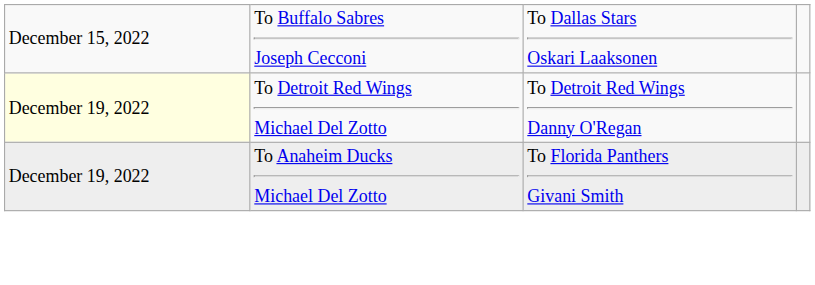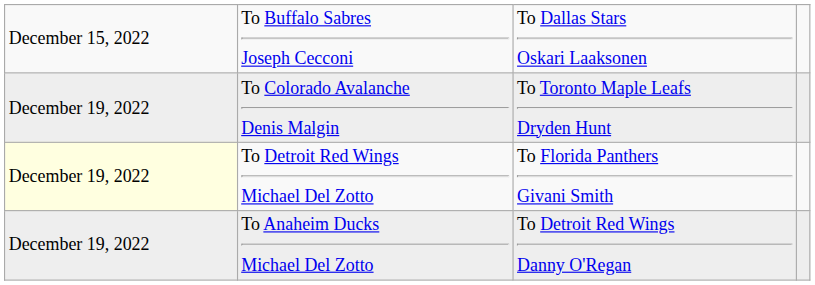+ row: (375, 107)
(660, 107) To Detroit Red Wings Danny O'Regan -> (655, 176) To Florida Panthers Givani Smith
(660, 176) To Florida Panthers Givani Smith -> (655, 245) To Detroit Red Wings Danny O'Regan
